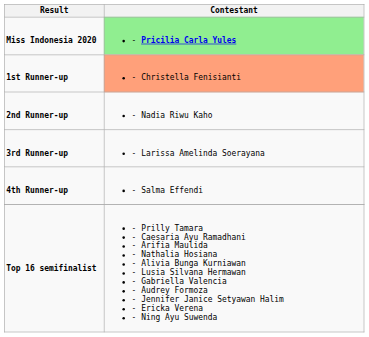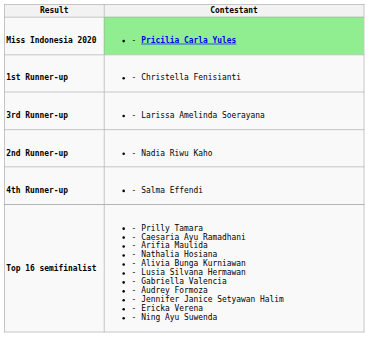(234, 78) lightsalmon background -> (234, 78) no background
rows swapped: (37, 116) <-> (37, 153)
